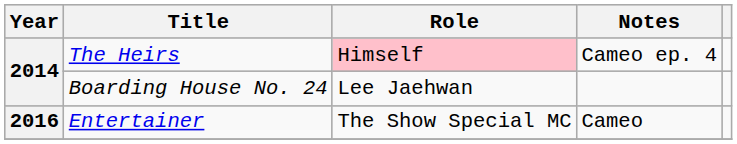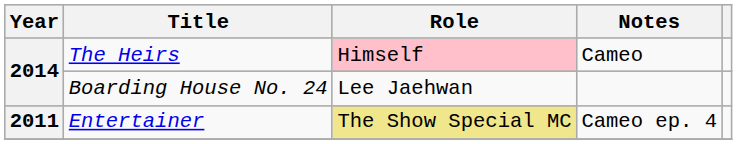(649, 55) Cameo ep. 4 -> (612, 55) Cameo
(34, 122) 2016 -> (34, 122) 2011
(455, 122) no background -> (455, 122) khaki background
(612, 122) Cameo -> (649, 122) Cameo ep. 4
